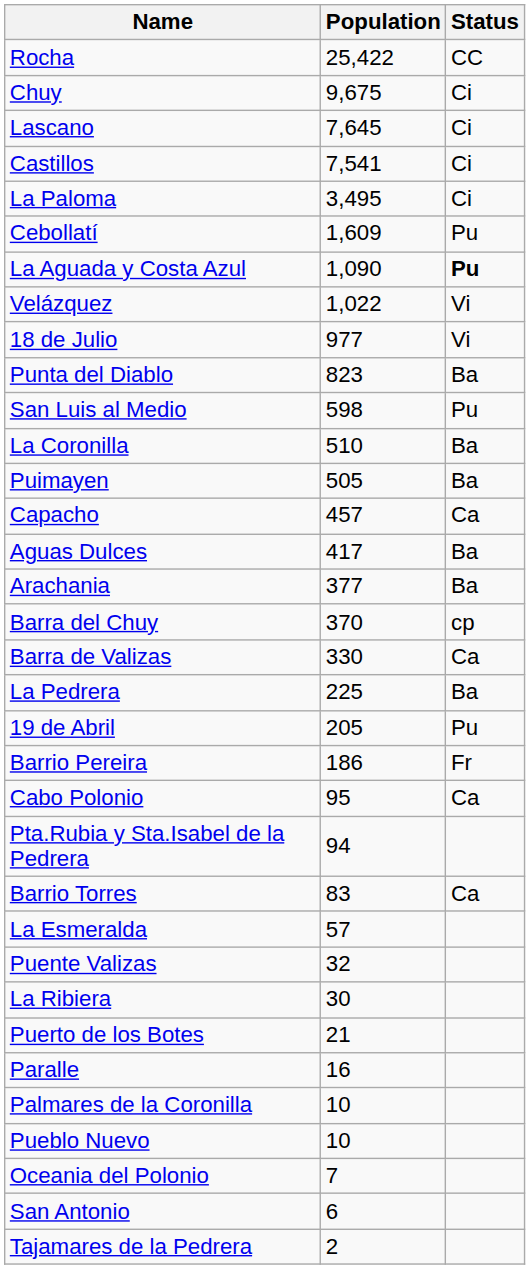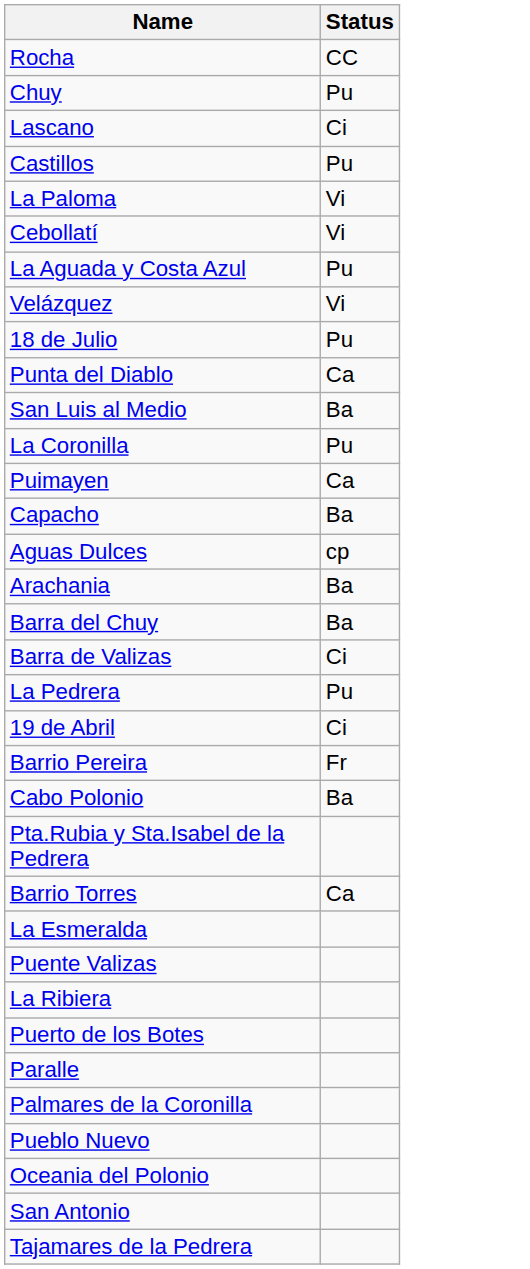- column: (383, 22)
(462, 92) Ci -> (339, 92) Pu
(462, 163) Ci -> (339, 163) Pu
(462, 198) Ci -> (336, 198) Vi
(465, 233) Pu -> (336, 233) Vi
(465, 269) bold -> (339, 269) normal
(461, 339) Vi -> (339, 339) Pu
(465, 374) Ba -> (340, 374) Ca
(465, 410) Pu -> (339, 410) Ba
(465, 445) Ba -> (339, 445) Pu
(465, 480) Ba -> (340, 480) Ca
(465, 515) Ca -> (339, 515) Ba
(465, 551) Ba -> (338, 551) cp
(463, 621) cp -> (339, 621) Ba
(465, 657) Ca -> (336, 657) Ci
(465, 692) Ba -> (339, 692) Pu
(465, 727) Pu -> (336, 727) Ci
(465, 798) Ca -> (339, 798) Ba
